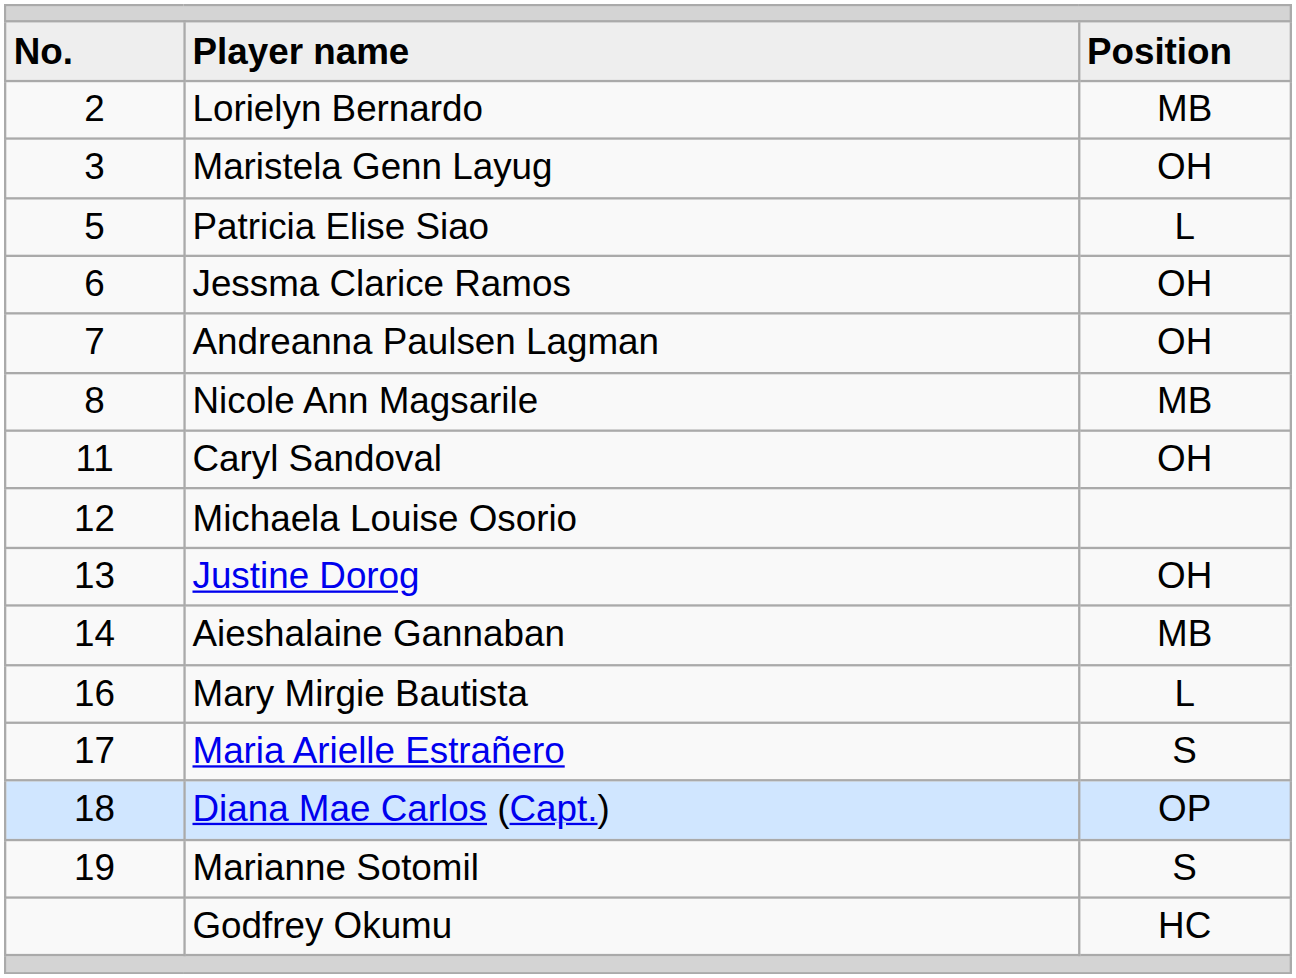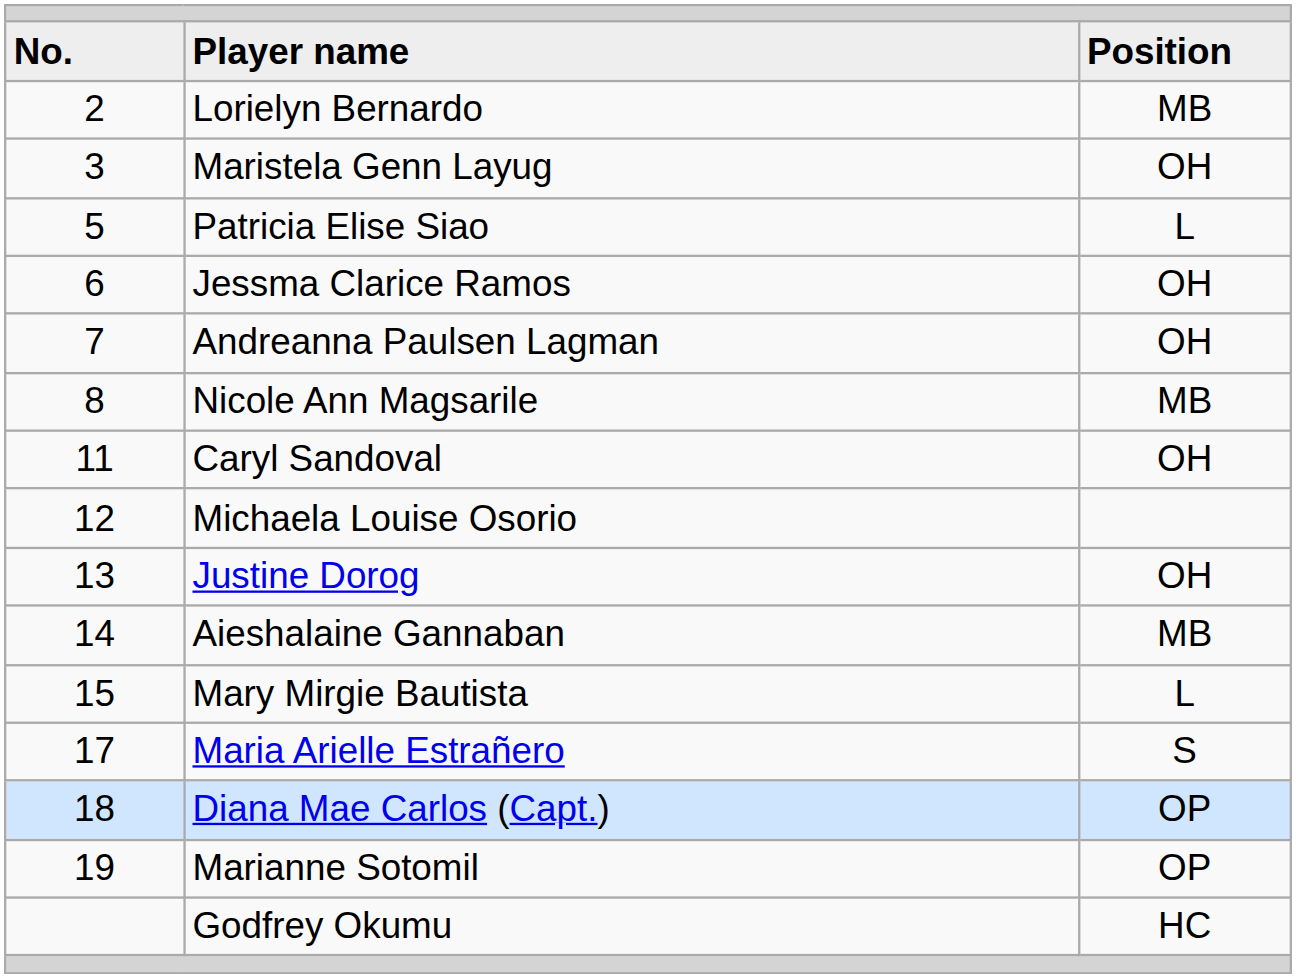(95, 692) 16 -> (95, 692) 15
(1185, 867) S -> (1185, 867) OP
